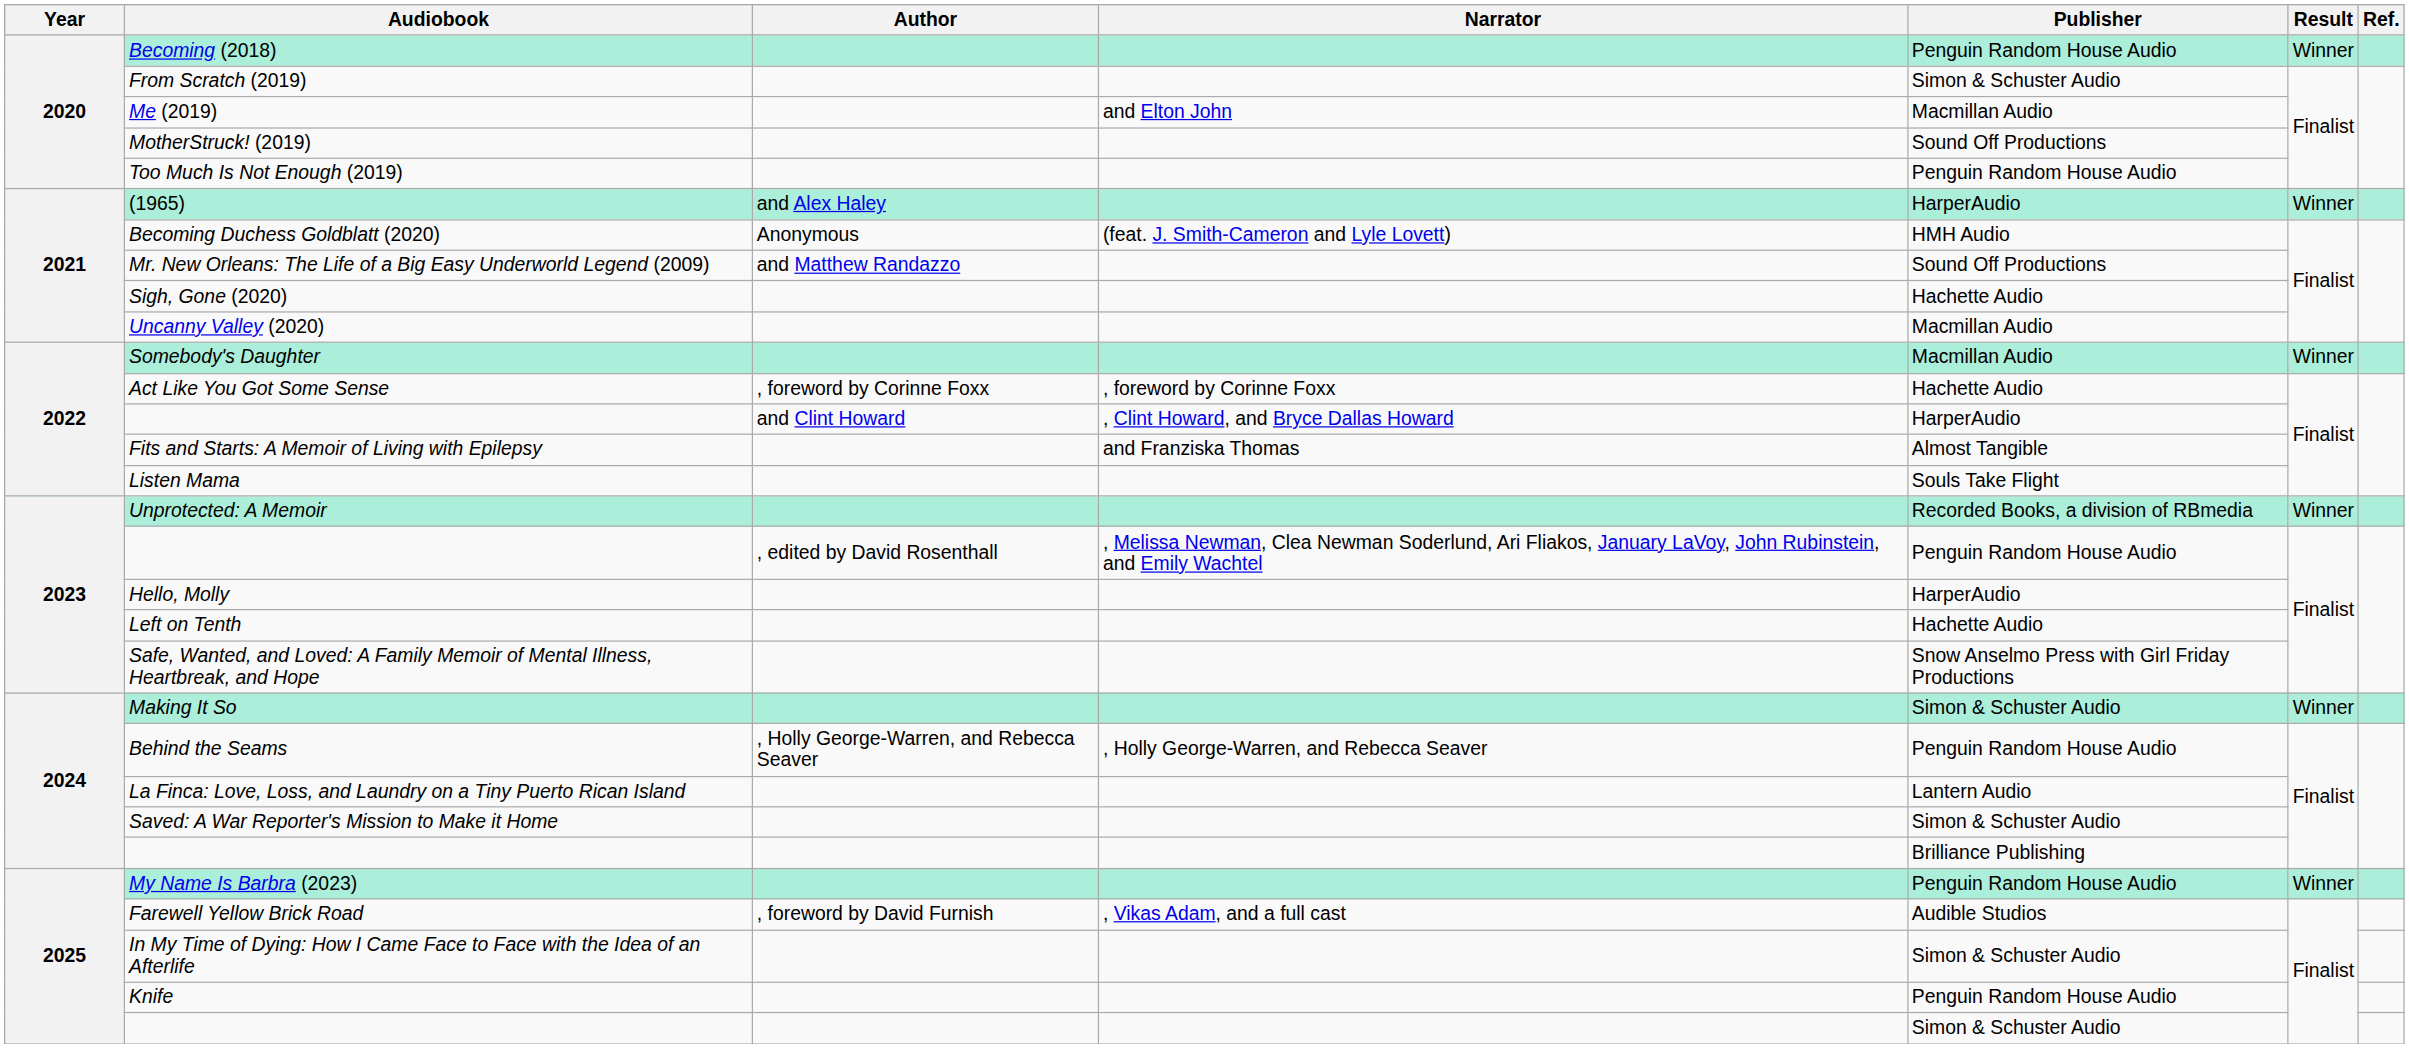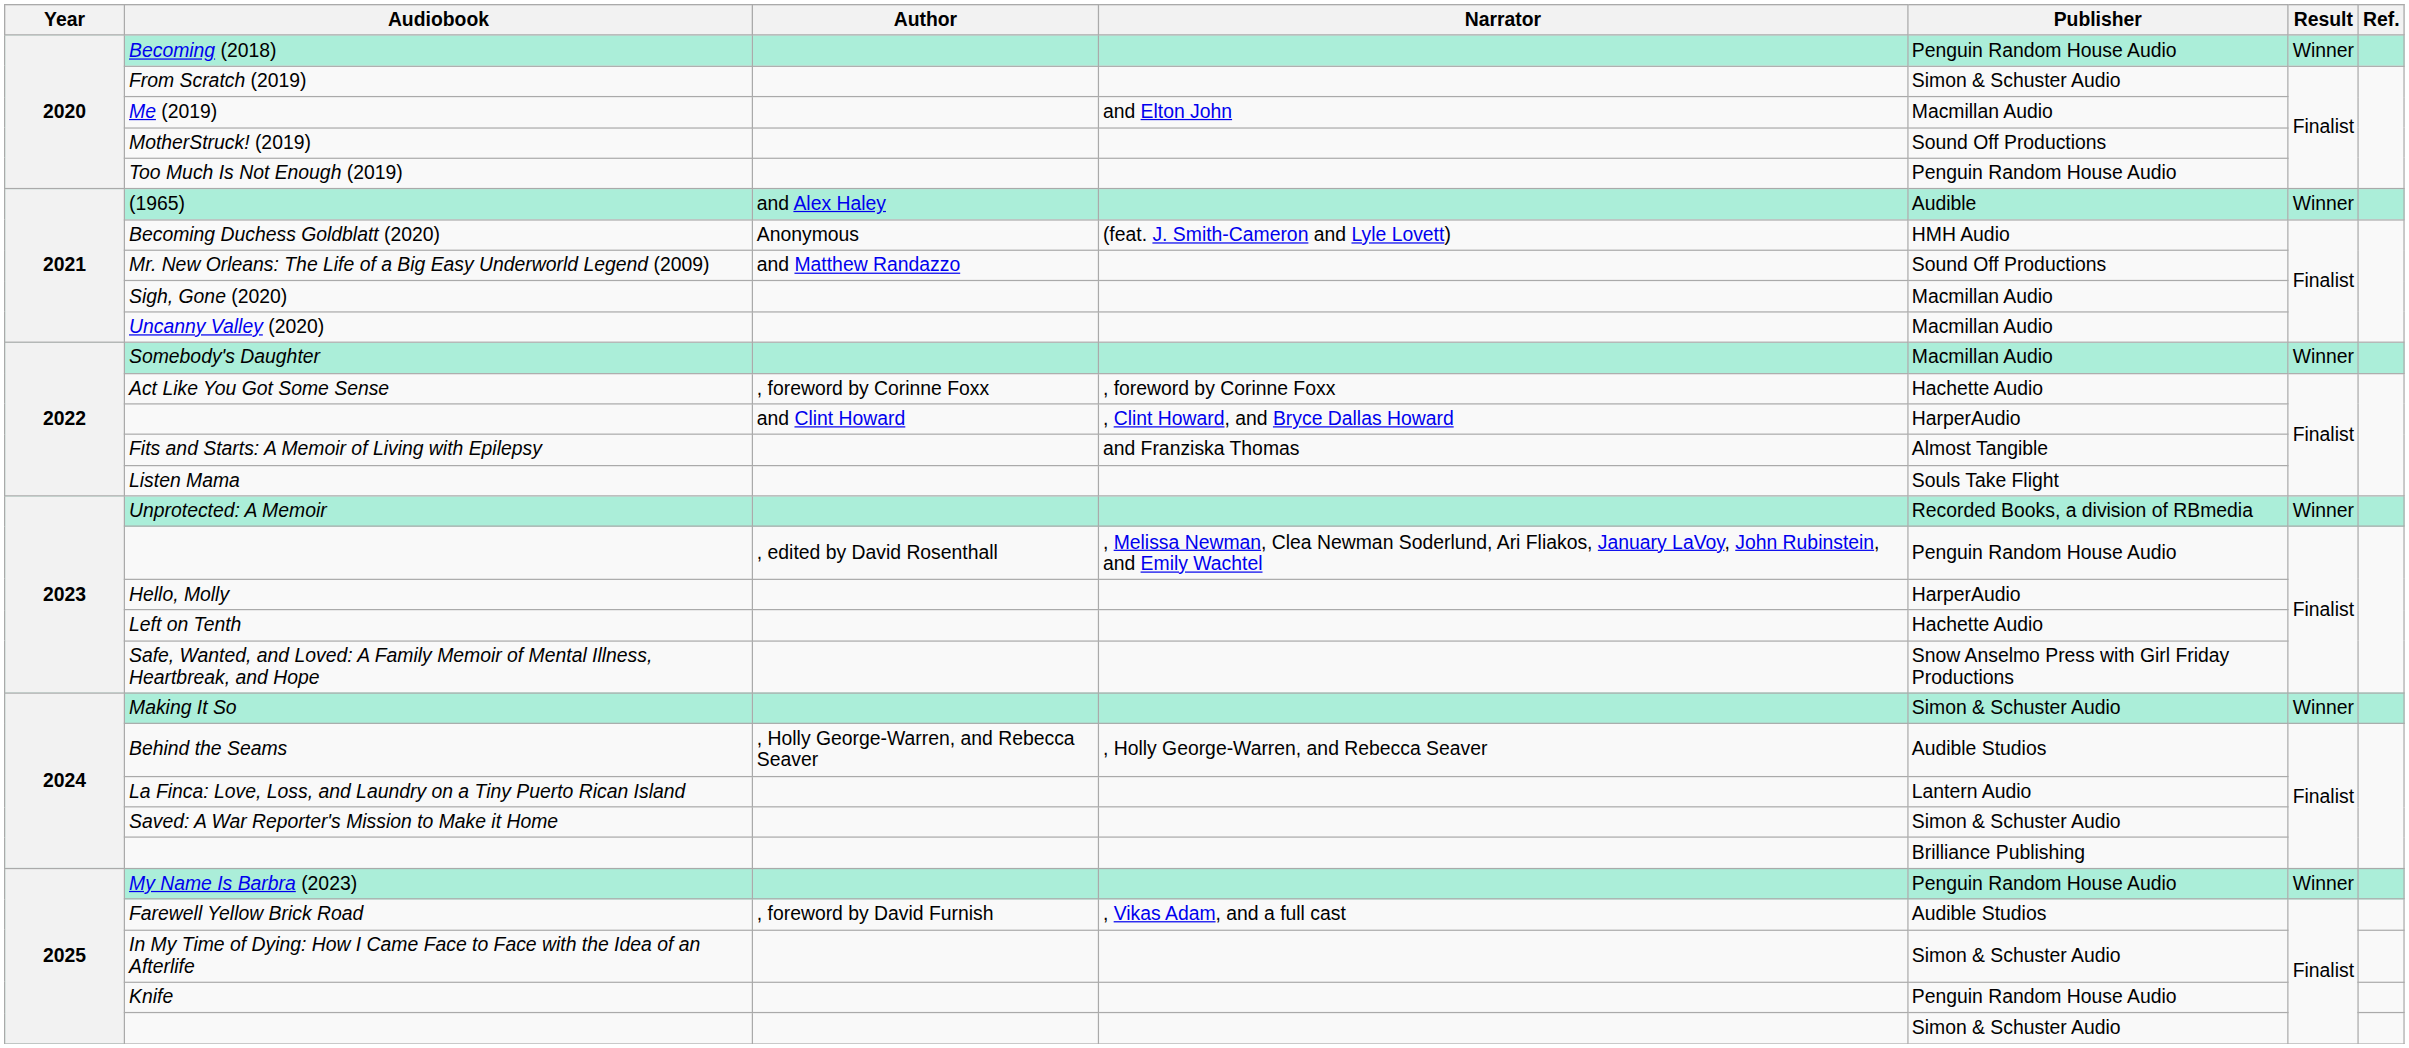(1966, 204) HarperAudio -> (1944, 204) Audible
(1977, 296) Hachette Audio -> (1982, 296) Macmillan Audio
(2044, 749) Penguin Random House Audio -> (1979, 749) Audible Studios
